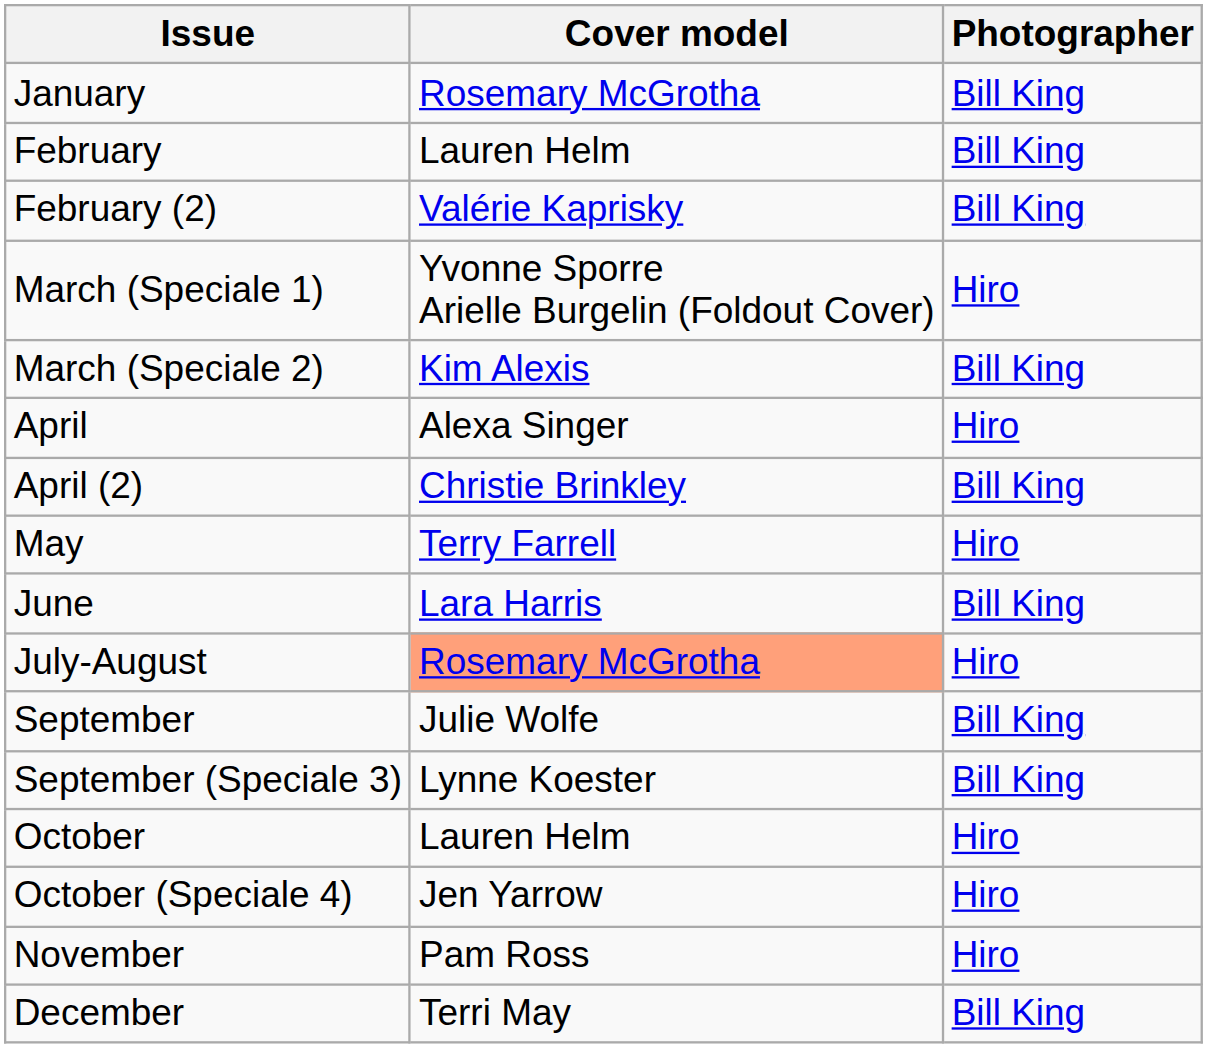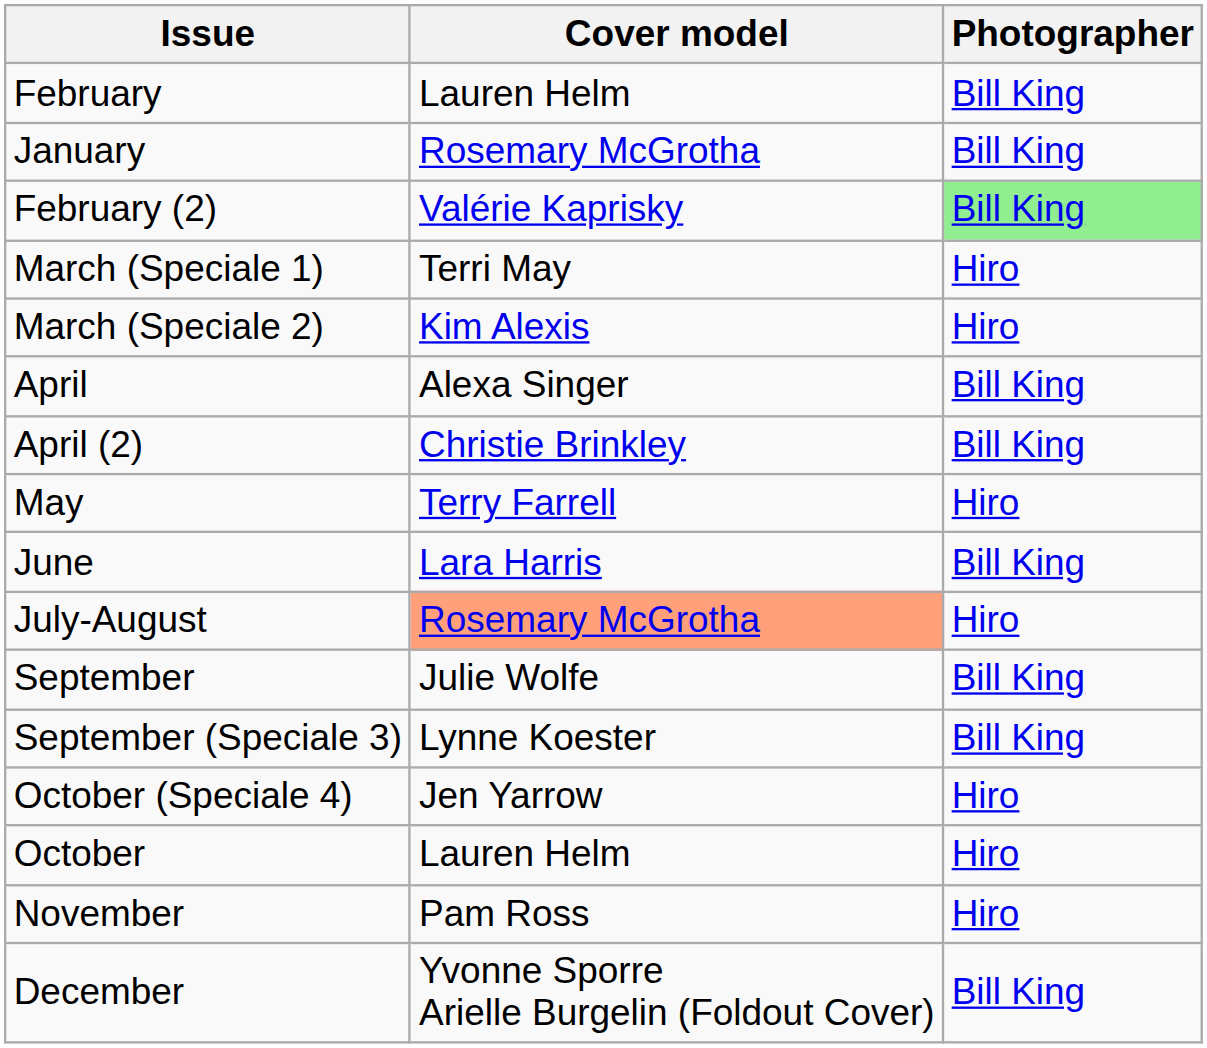rows swapped: (79, 92) <-> (88, 151)
(1018, 209) no background -> (1018, 209) lightgreen background
(677, 289) Yvonne Sporre Arielle Burgelin (Foldout Cover) -> (495, 268) Terri May
(1018, 368) Bill King -> (986, 326) Hiro
(986, 427) Hiro -> (1018, 385) Bill King
rows swapped: (79, 837) <-> (183, 896)
(495, 1013) Terri May -> (677, 992) Yvonne Sporre Arielle Burgelin (Foldout Cover)
